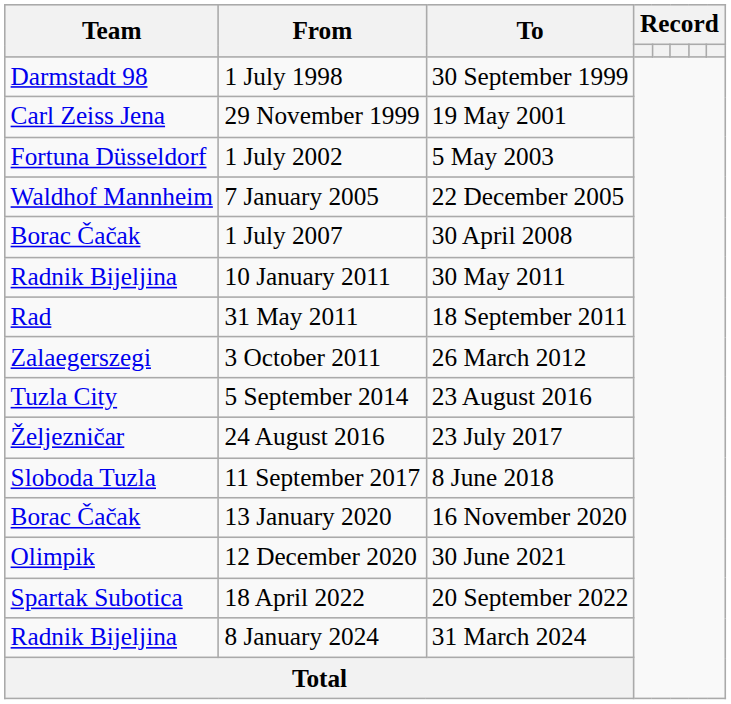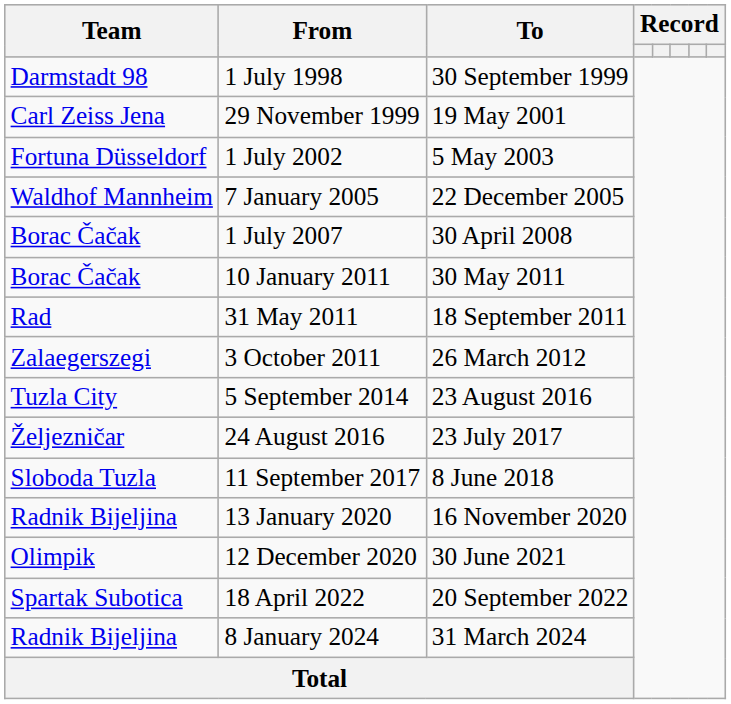(94, 276) Radnik Bijeljina -> (76, 276) Borac Čačak
(76, 517) Borac Čačak -> (94, 517) Radnik Bijeljina
